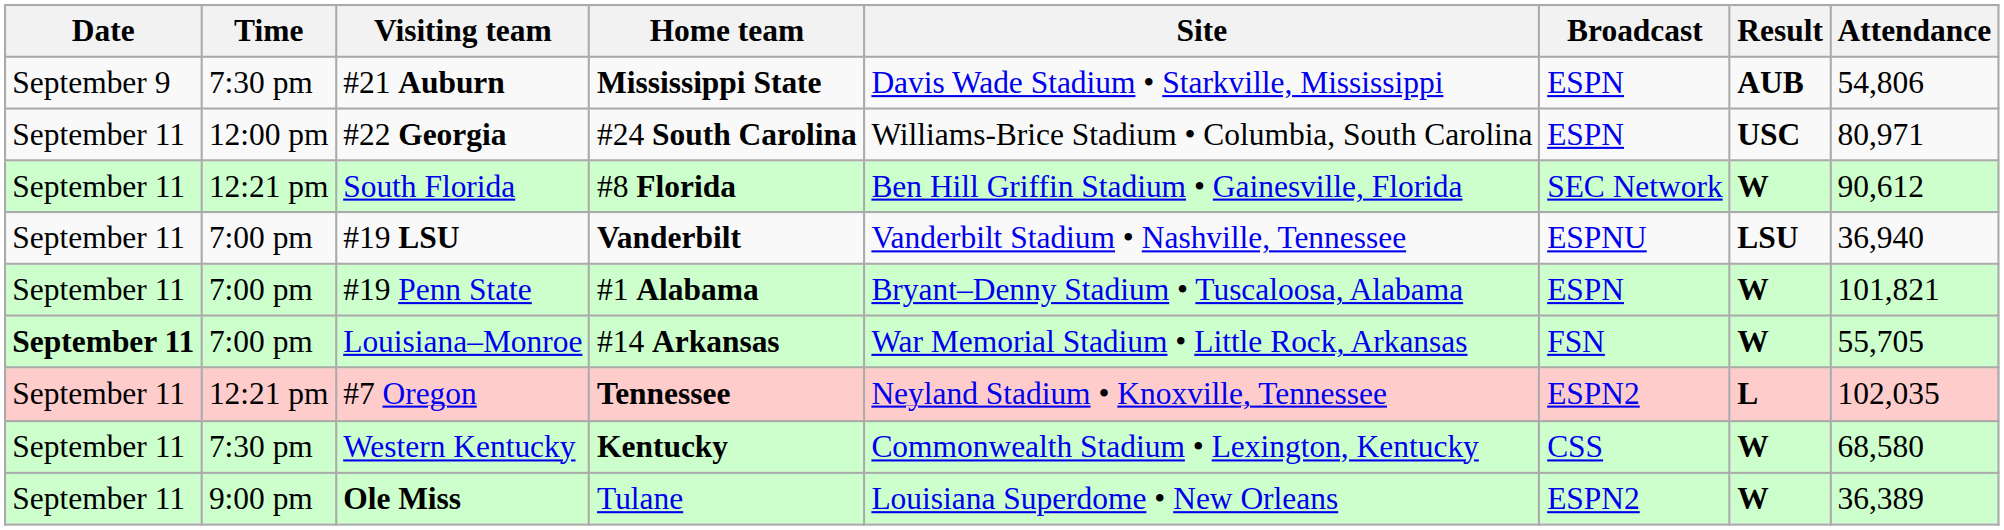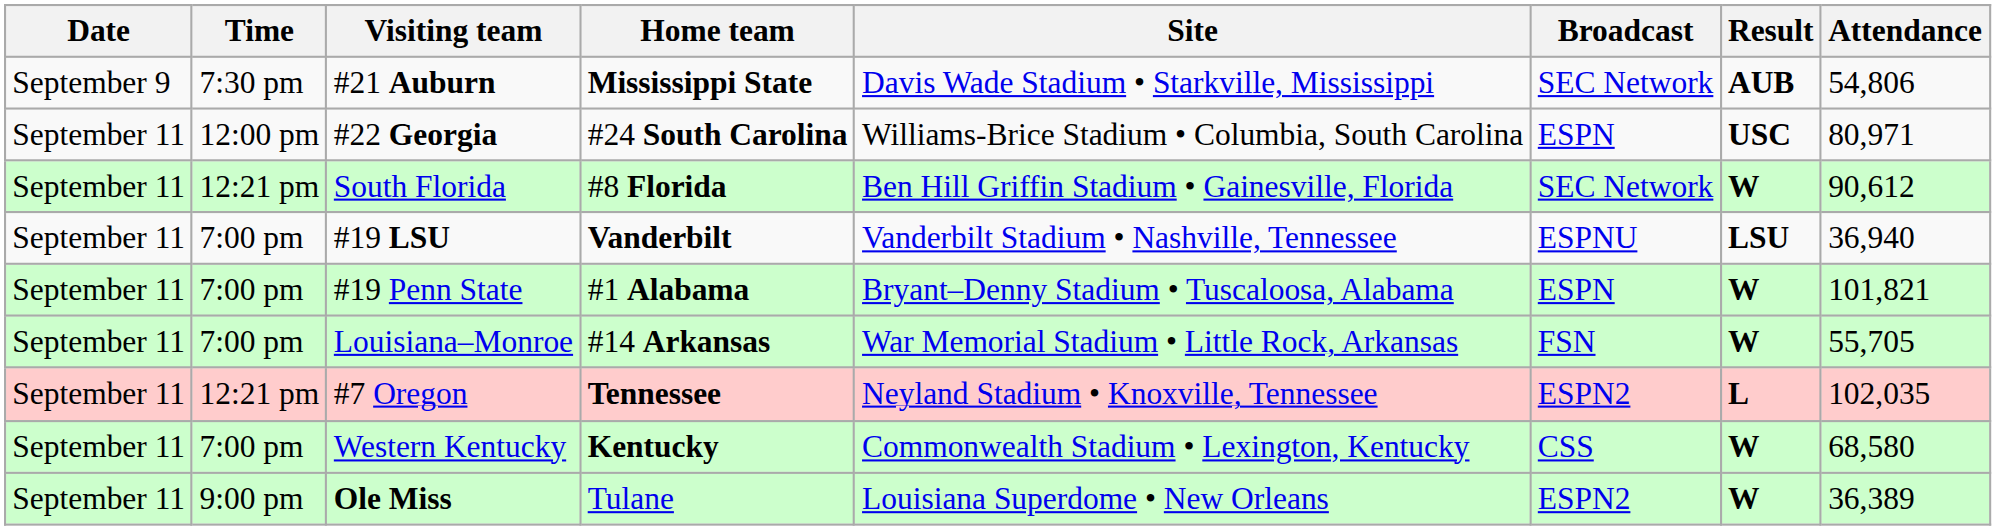(1586, 82) ESPN -> (1626, 82) SEC Network
(103, 341) bold -> (99, 341) normal
(261, 445) 7:30 pm -> (252, 445) 7:00 pm
